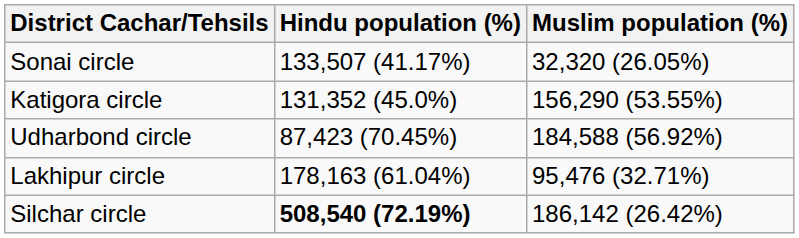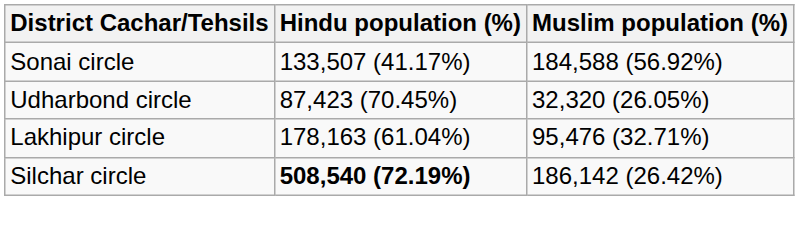(621, 61) 32,320 (26.05%) -> (627, 61) 184,588 (56.92%)
- row: (86, 99)
(627, 137) 184,588 (56.92%) -> (621, 99) 32,320 (26.05%)
